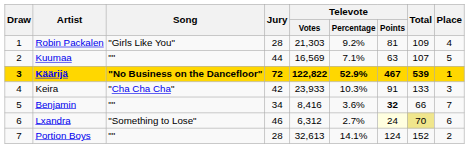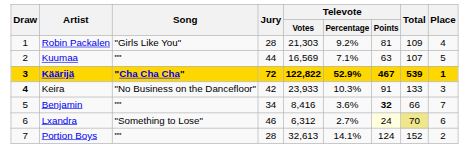(185, 74) "No Business on the Dancefloor" -> (150, 74) "Cha Cha Cha"
(19, 89) normal -> (25, 89) bold
(141, 89) "Cha Cha Cha" -> (185, 89) "No Business on the Dancefloor"
